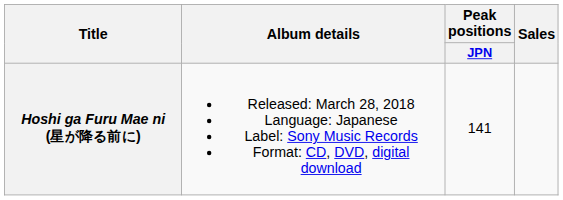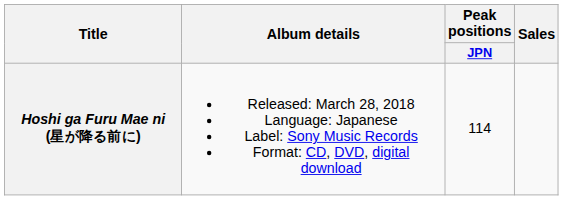(480, 128) 141 -> (480, 128) 114
